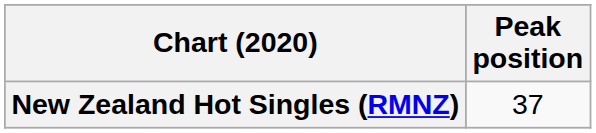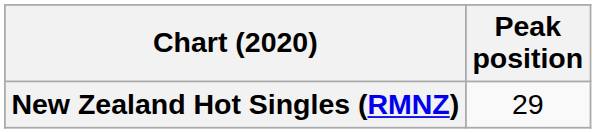(528, 104) 37 -> (528, 104) 29
